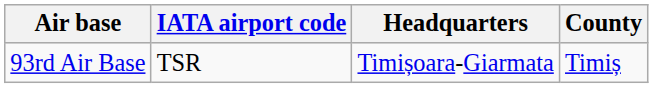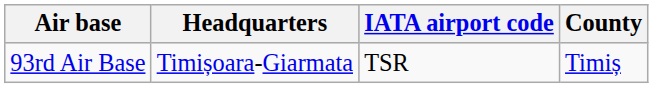columns swapped: (251, 23) <-> (456, 23)
